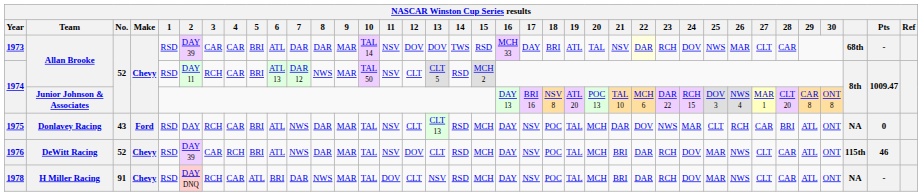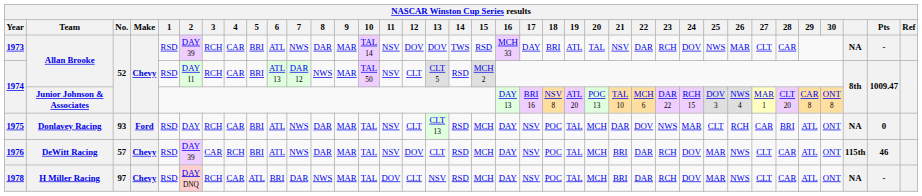(213, 47) CAR -> (213, 47) RCH
(299, 47) DAR -> (299, 47) NWS
(644, 47) lightyellow background -> (644, 47) no background
(855, 47) 68th -> (855, 47) NA
(122, 126) 43 -> (122, 126) 93
(122, 152) 52 -> (122, 152) 57
(122, 178) 91 -> (122, 178) 97
